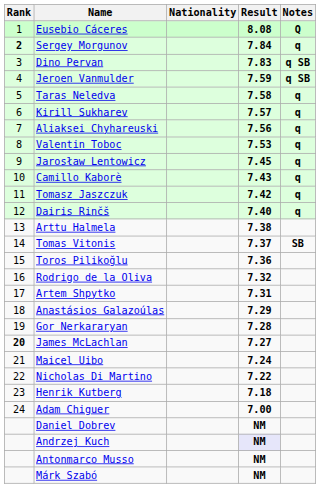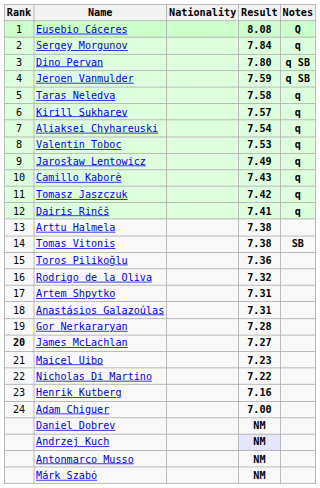(19, 46) bold -> (19, 46) normal
(259, 62) 7.83 -> (259, 62) 7.80
(259, 128) 7.56 -> (259, 128) 7.54
(259, 161) 7.45 -> (259, 161) 7.49
(259, 211) 7.40 -> (259, 211) 7.41
(259, 244) 7.37 -> (259, 244) 7.38
(259, 310) 7.29 -> (259, 310) 7.31
(259, 360) 7.24 -> (259, 360) 7.23
(259, 393) 7.18 -> (259, 393) 7.16
